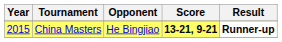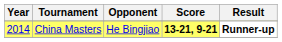(18, 29) 2015 -> (18, 29) 2014
